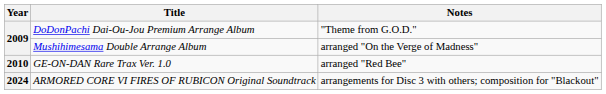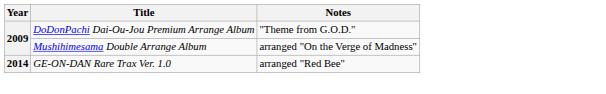(18, 64) 2010 -> (18, 64) 2014
- row: (174, 81)
